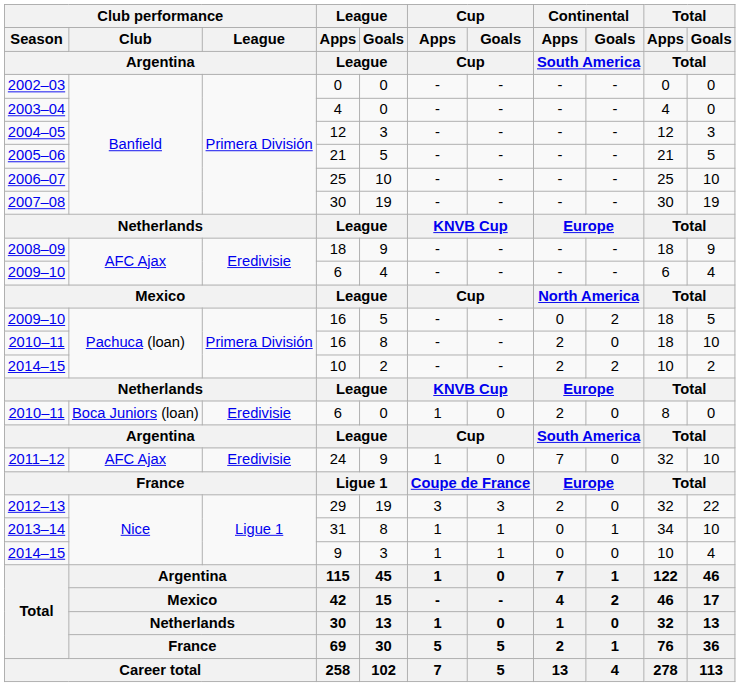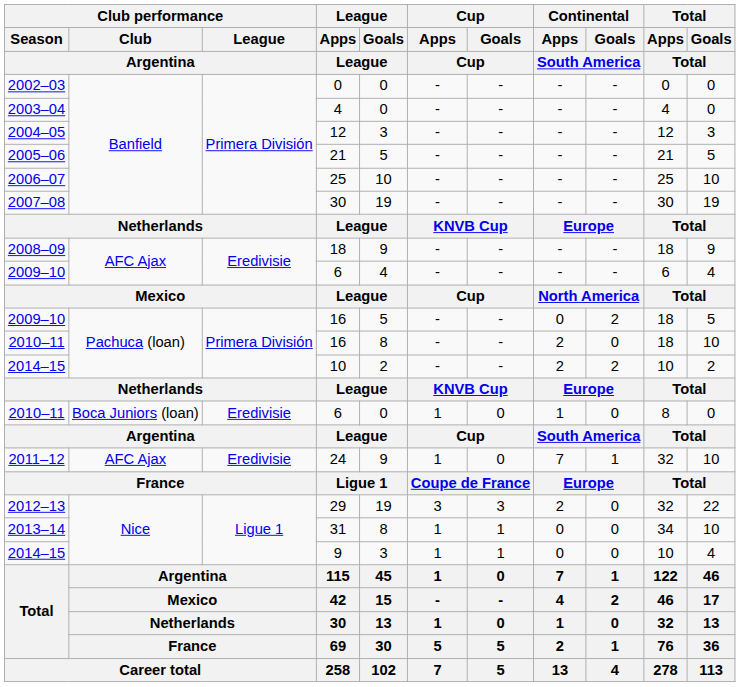(560, 413) 2 -> (560, 413) 1
(615, 459) 0 -> (615, 459) 1
(615, 529) 1 -> (615, 529) 0
